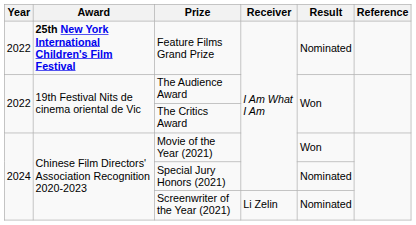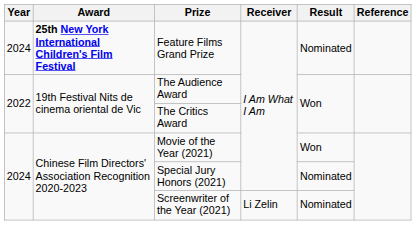(19, 48) 2022 -> (19, 48) 2024
